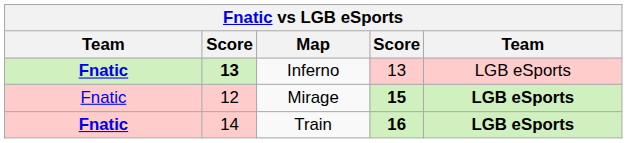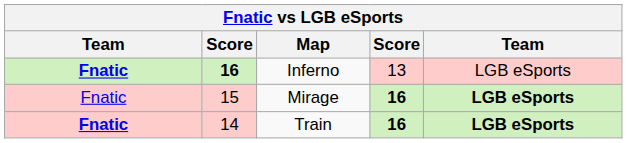(230, 71) 13 -> (230, 71) 16
(230, 97) 12 -> (230, 97) 15
(397, 97) 15 -> (397, 97) 16
